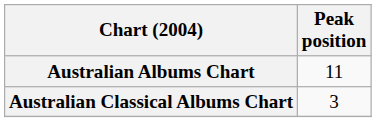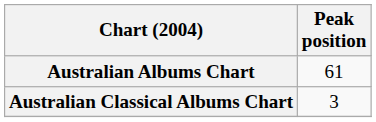(334, 71) 11 -> (334, 71) 61
